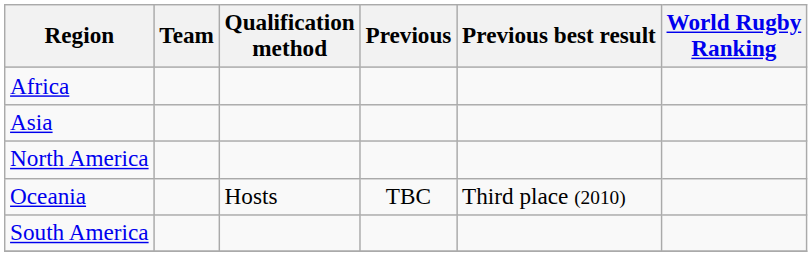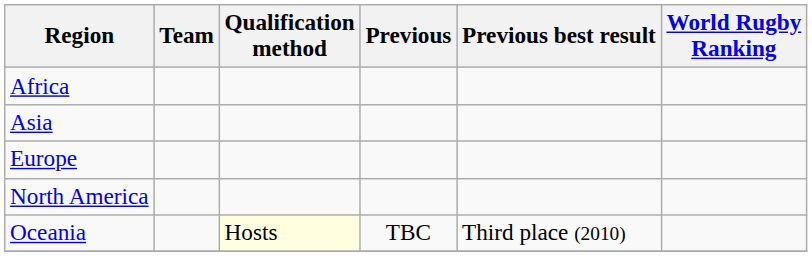+ row: (44, 159)
(251, 196) no background -> (251, 232) lightyellow background
- row: (79, 232)
